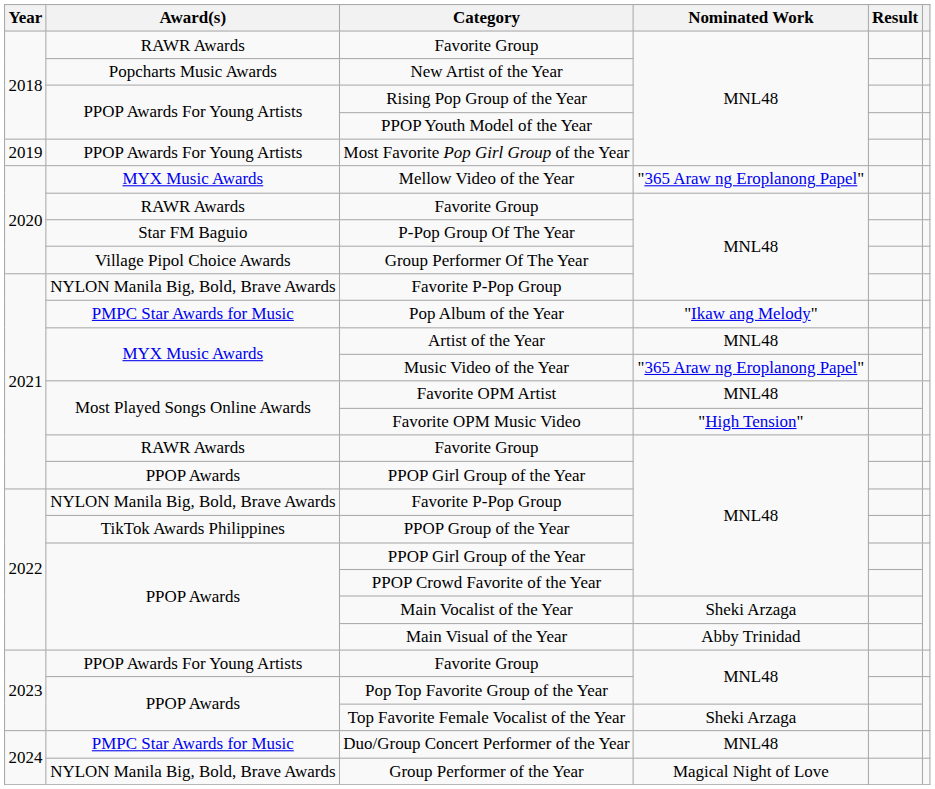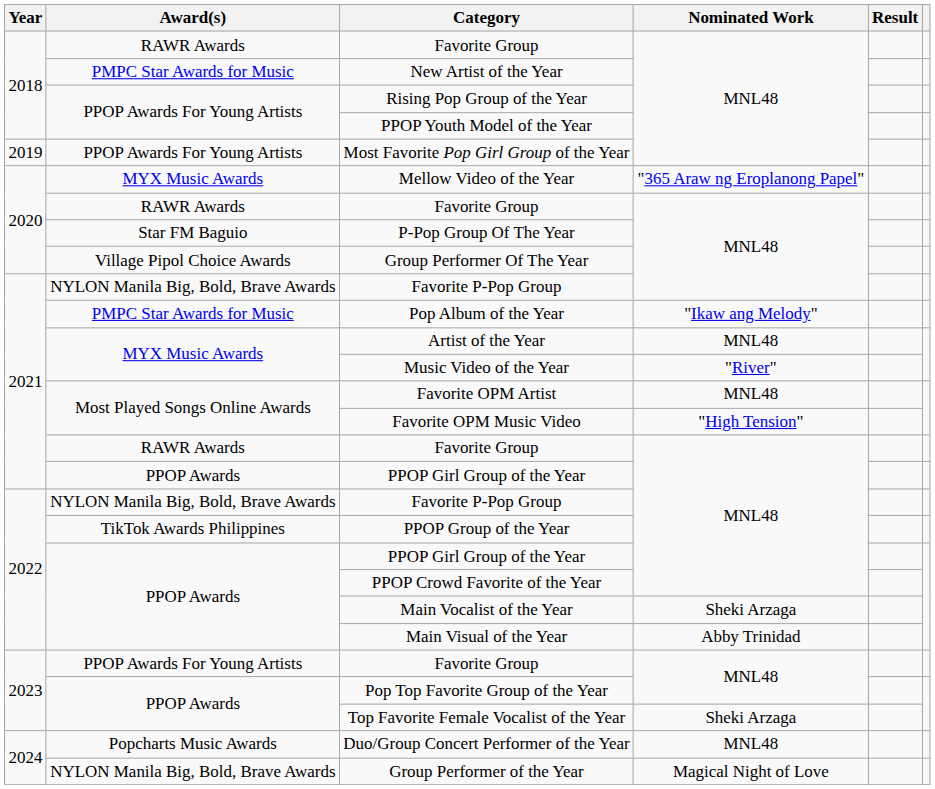(193, 71) Popcharts Music Awards -> (193, 71) PMPC Star Awards for Music
(751, 367) "365 Araw ng Eroplanong Papel" -> (751, 367) "River"
(193, 744) PMPC Star Awards for Music -> (193, 744) Popcharts Music Awards
